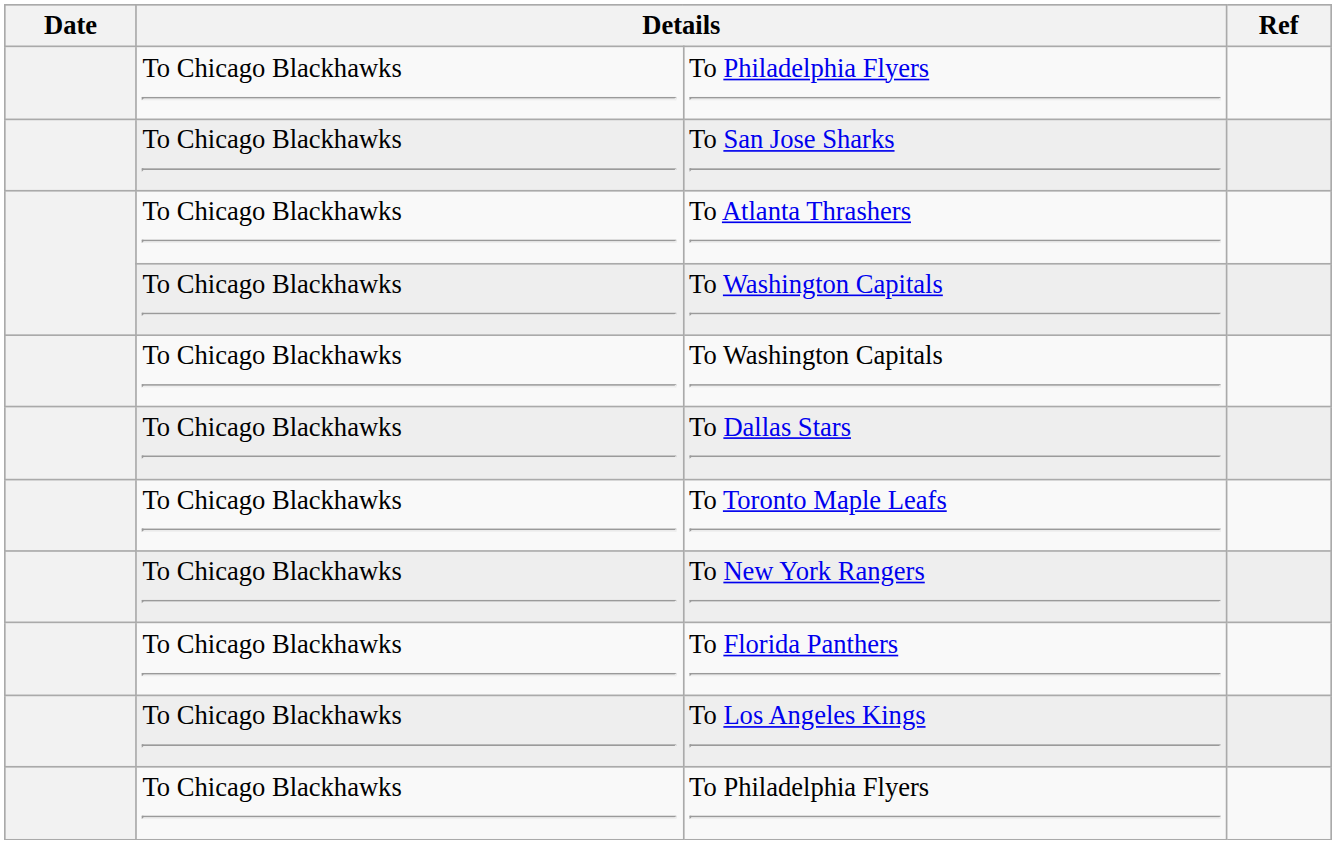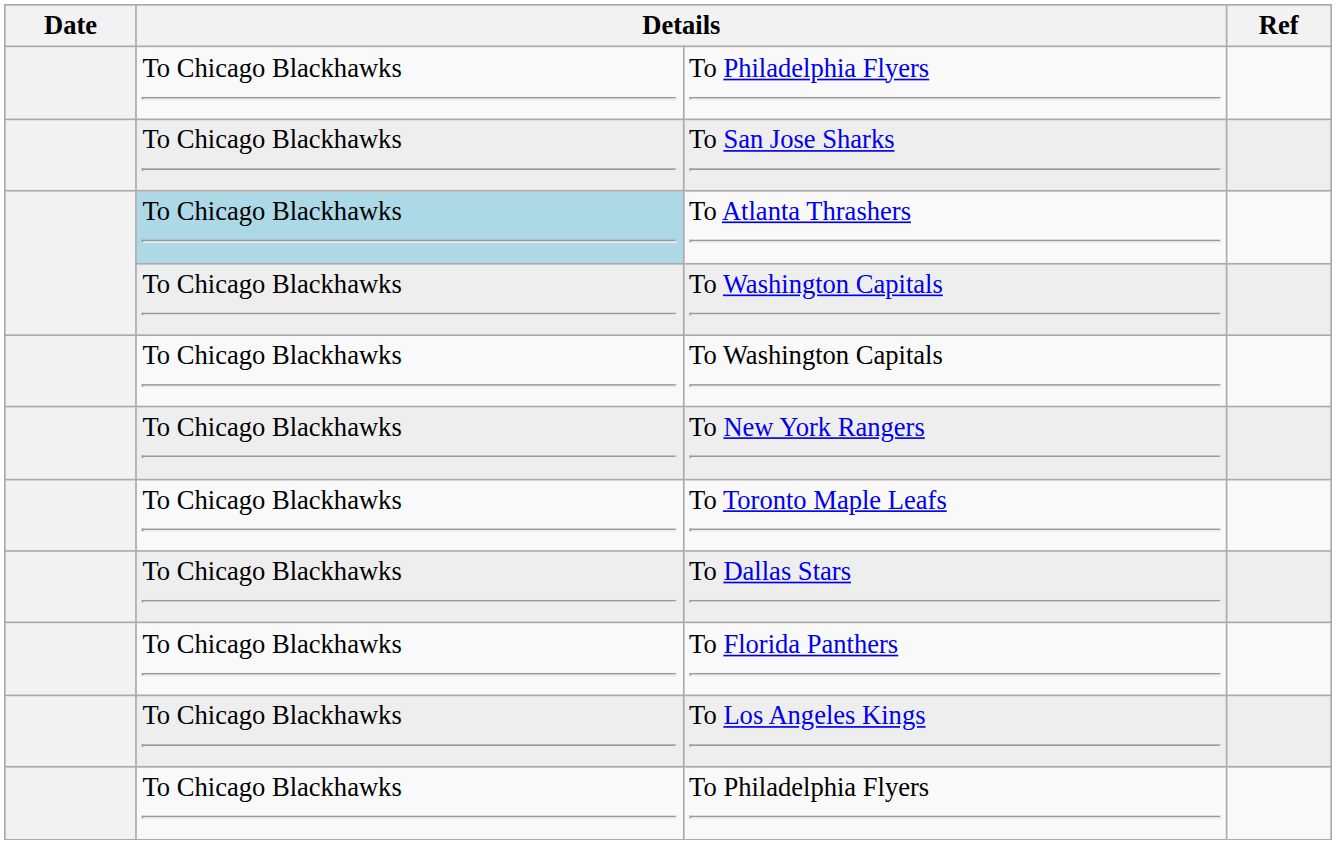(410, 220) no background -> (410, 220) lightblue background
rows swapped: (71, 443) <-> (71, 587)
